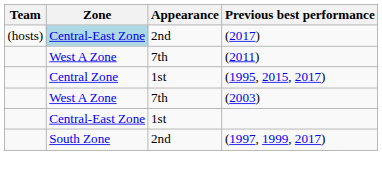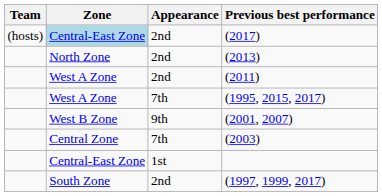+ row: (242, 56)
(159, 56) 7th -> (161, 77) 2nd
(84, 77) Central Zone -> (83, 98) West A Zone
(159, 77) 1st -> (159, 98) 7th
+ row: (259, 118)
(83, 98) West A Zone -> (84, 139) Central Zone
